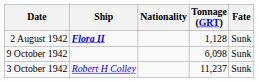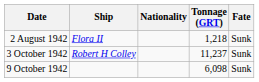(88, 38) bold -> (87, 38) normal
(216, 38) 1,128 -> (216, 38) 1,218
rows swapped: (37, 69) <-> (37, 54)
